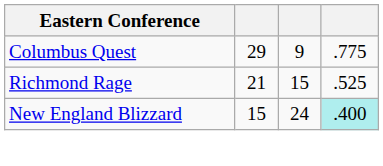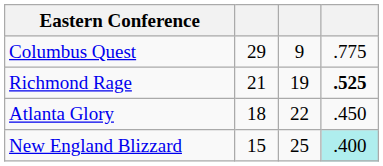(300, 83) 15 -> (300, 83) 19
(350, 83) normal -> (350, 83) bold
+ row: (62, 114)
(300, 114) 24 -> (300, 145) 25
